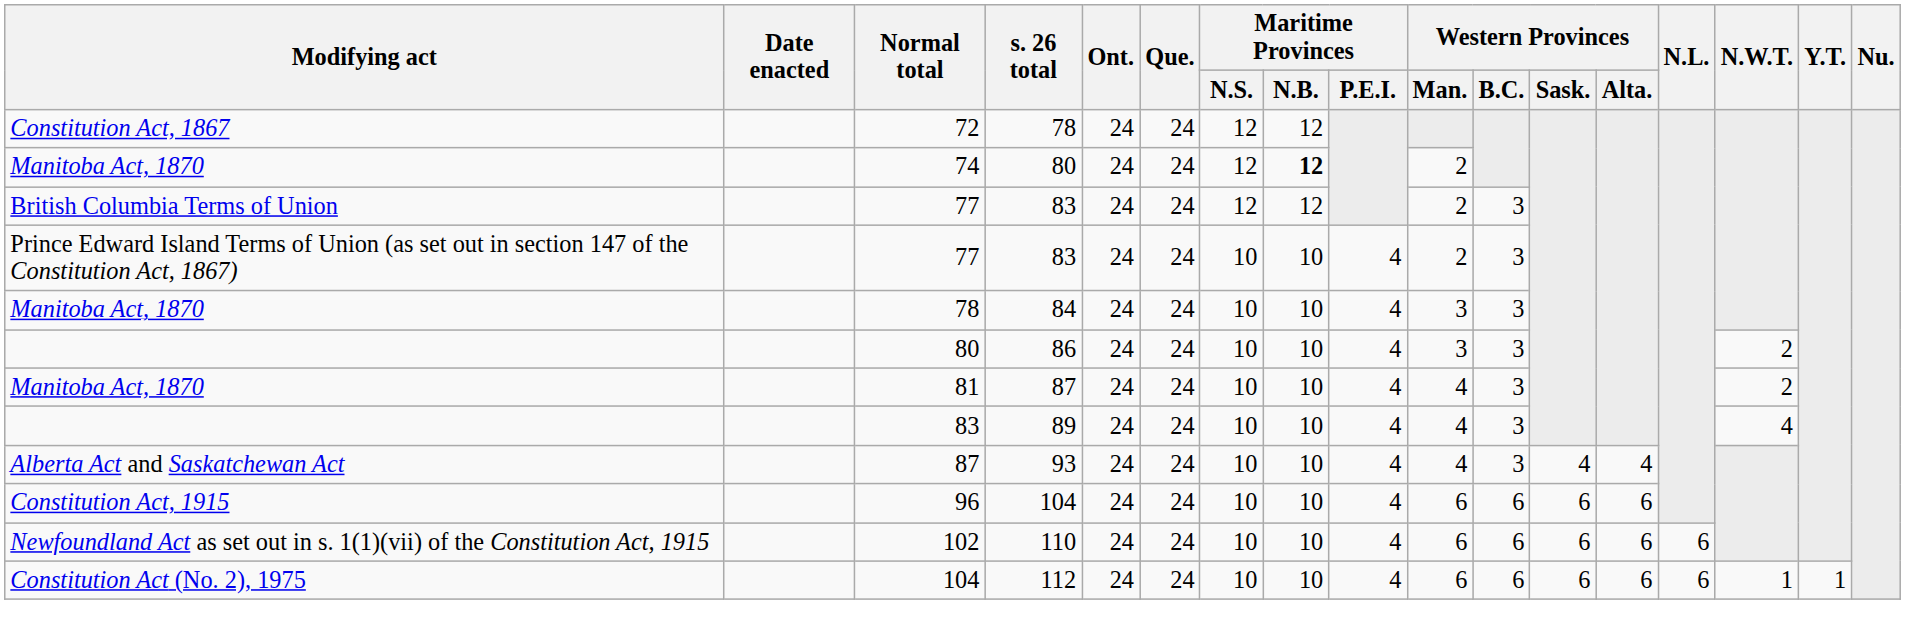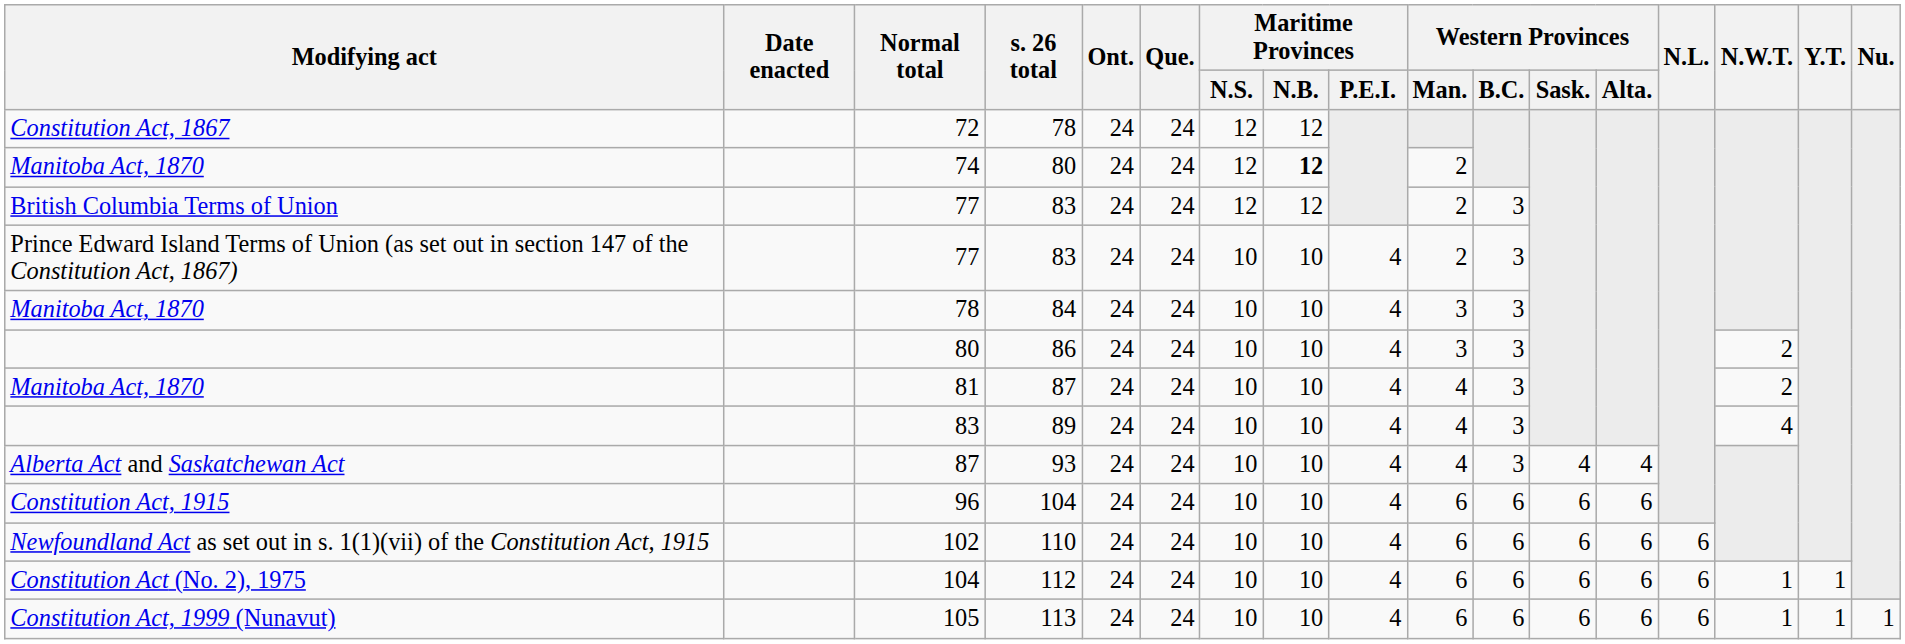+ row: (173, 618)
